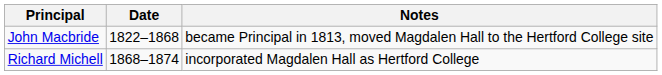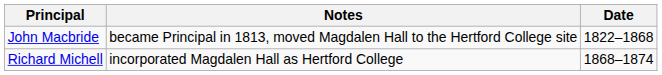columns swapped: (144, 15) <-> (419, 15)
